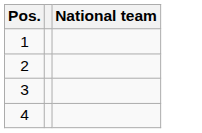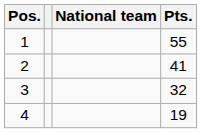+ column: (178, 16)
